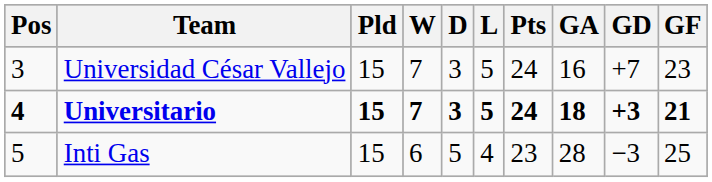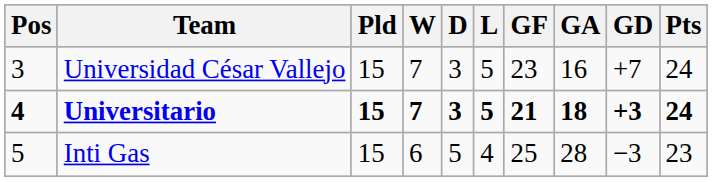columns swapped: (683, 25) <-> (528, 25)
